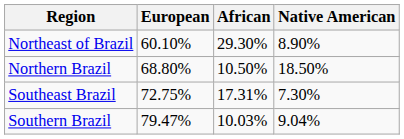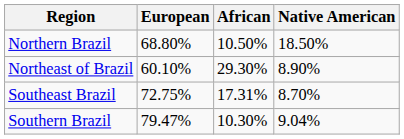rows swapped: (60, 69) <-> (71, 43)
(299, 95) 7.30% -> (299, 95) 8.70%
(242, 120) 10.03% -> (242, 120) 10.30%
